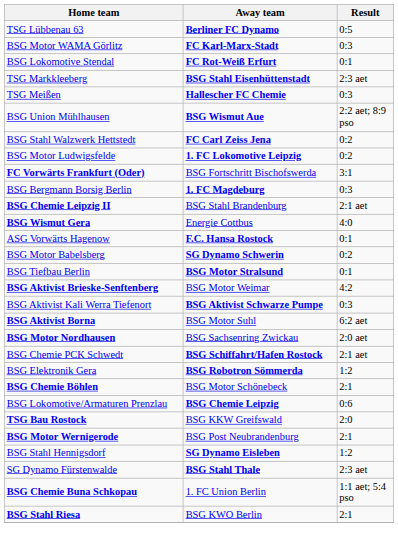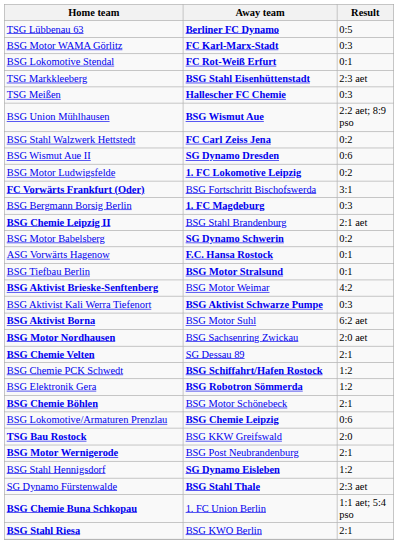+ row: (49, 156)
- row: (48, 222)
rows swapped: (58, 238) <-> (56, 255)
+ row: (51, 354)
(353, 354) 2:1 aet -> (346, 370) 1:2
